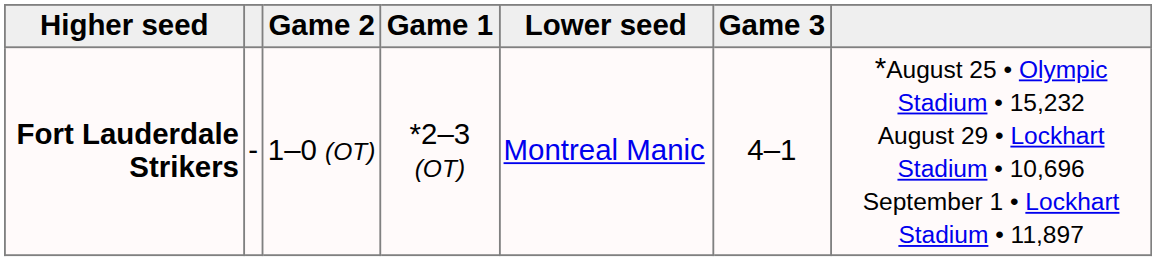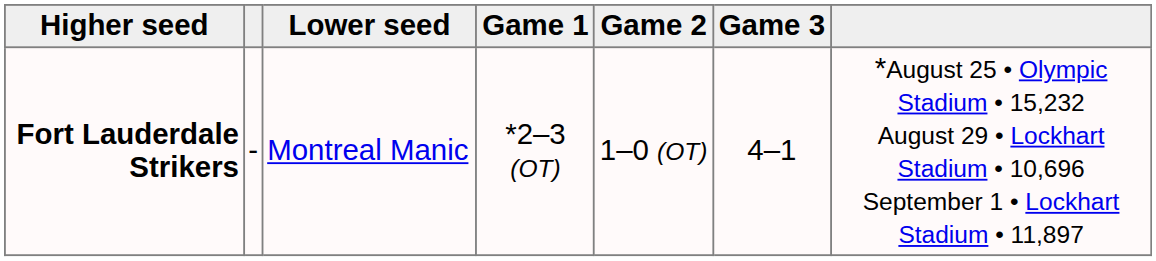columns swapped: (606, 25) <-> (322, 25)
